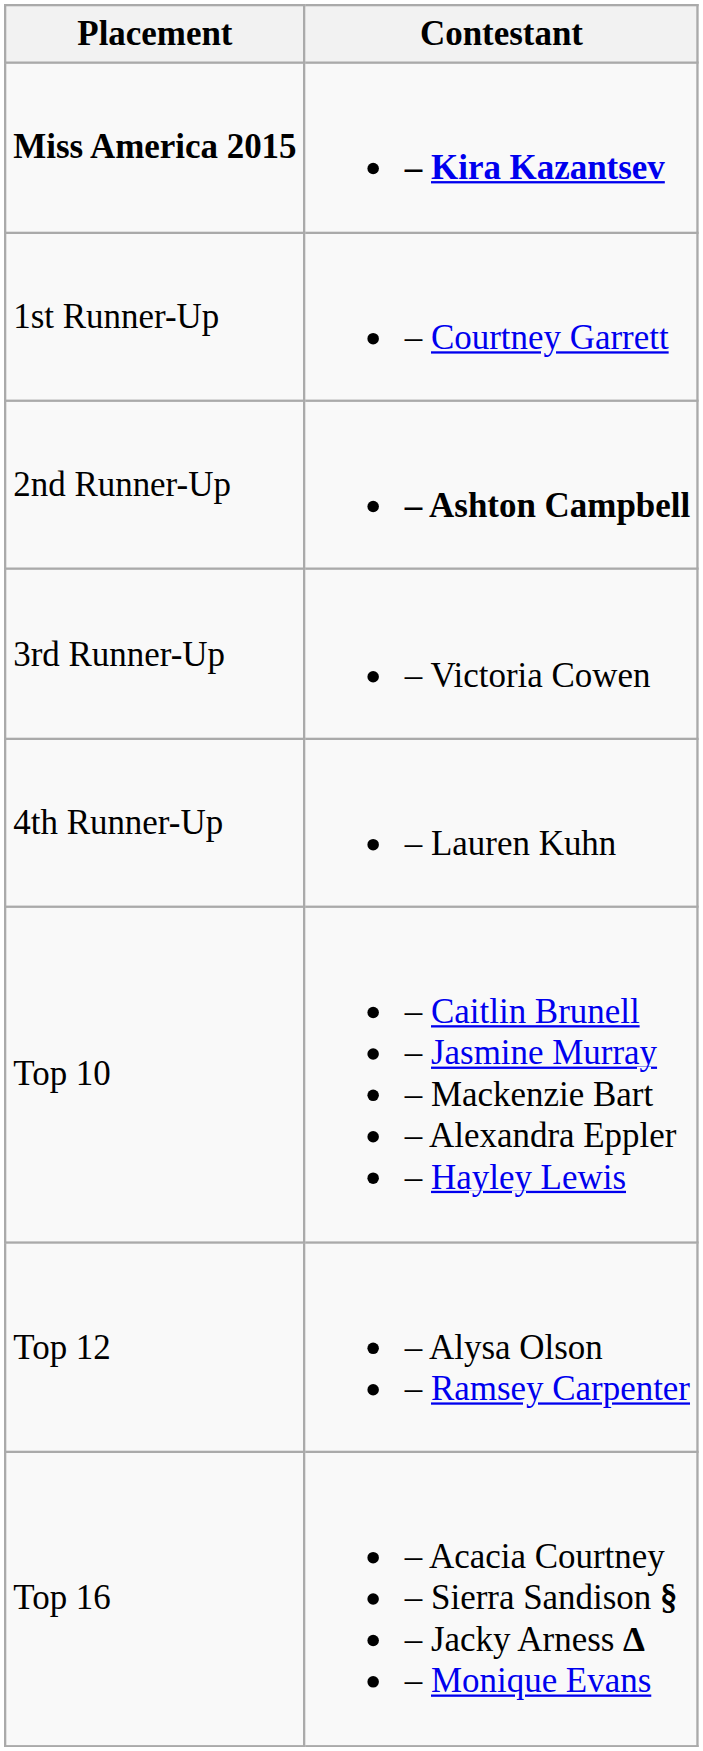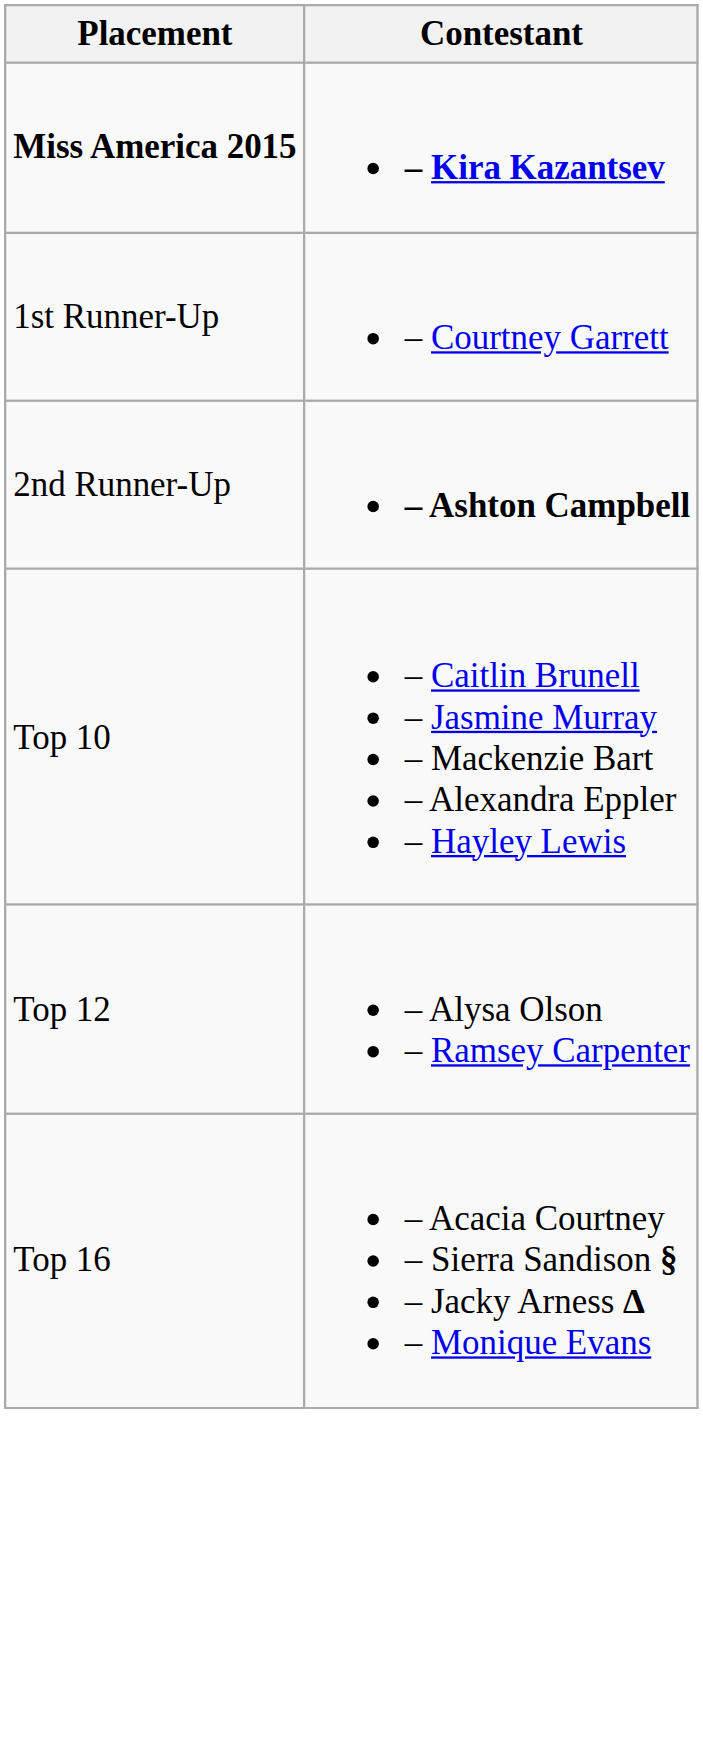- row: (119, 653)
- row: (118, 822)
